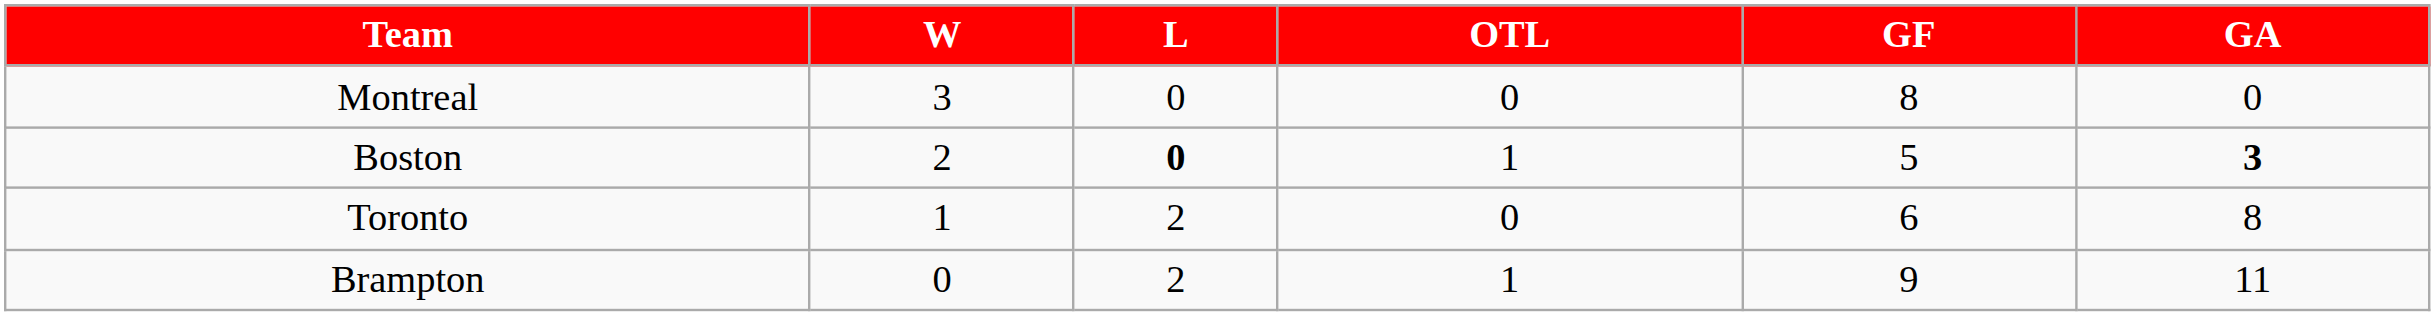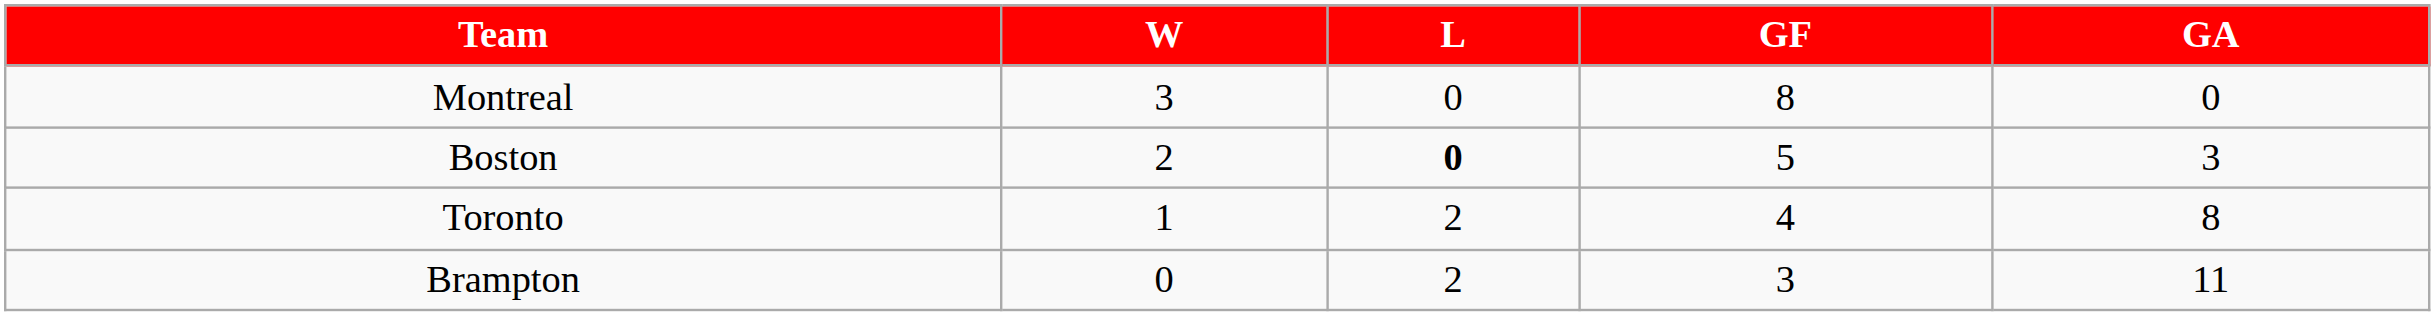- column: (1510, 34)
(2253, 156) bold -> (2211, 156) normal
(1909, 217) 6 -> (1785, 217) 4
(1909, 278) 9 -> (1785, 278) 3
